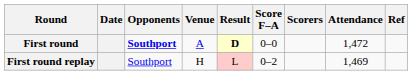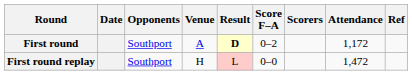(152, 43) bold -> (150, 43) normal
(269, 43) 0–0 -> (269, 43) 0–2
(355, 43) 1,472 -> (355, 43) 1,172
(269, 61) 0–2 -> (269, 61) 0–0
(355, 61) 1,469 -> (355, 61) 1,472
